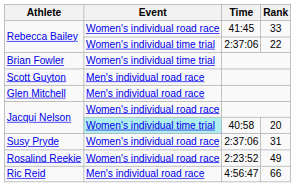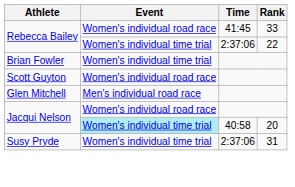(145, 77) Men's individual road race -> (149, 77) Women's individual road race
(153, 142) Women's individual road race -> (147, 142) Women's individual time trial
- row: (44, 158)
- row: (26, 174)
